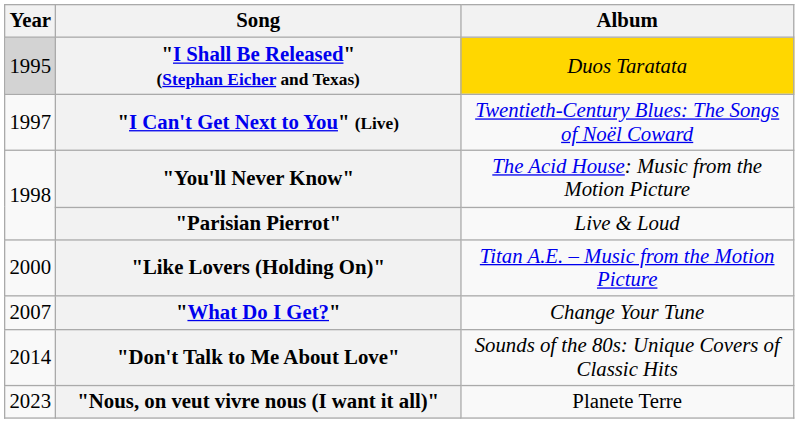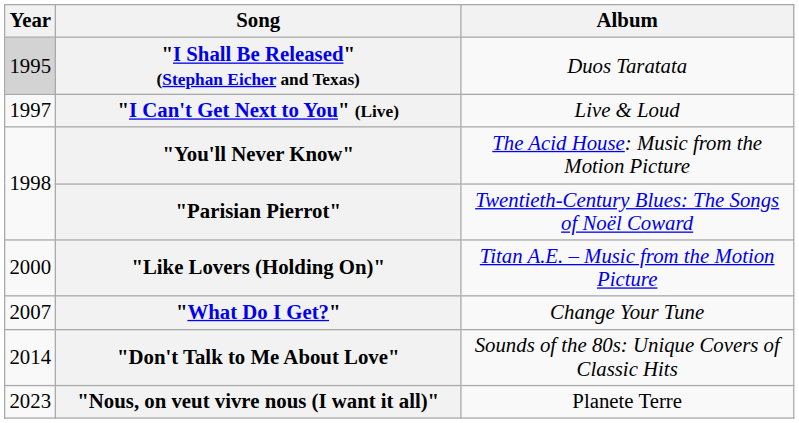(627, 65) gold background -> (627, 65) no background
(627, 122) Twentieth-Century Blues: The Songs of Noël Coward -> (627, 110) Live & Loud
(627, 223) Live & Loud -> (627, 211) Twentieth-Century Blues: The Songs of Noël Coward
